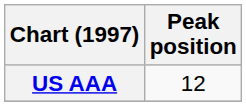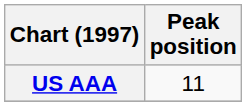(193, 82) 12 -> (193, 82) 11
